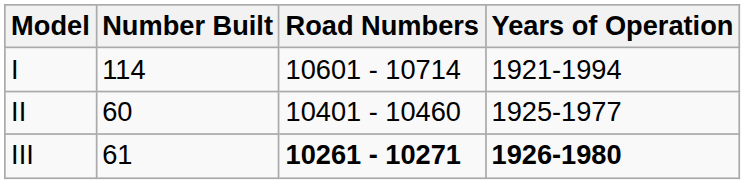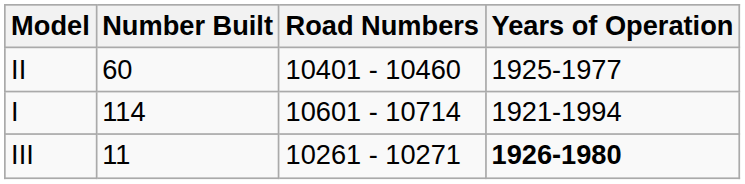rows swapped: (15, 69) <-> (19, 112)
(117, 155) 61 -> (116, 155) 11
(373, 155) bold -> (373, 155) normal
